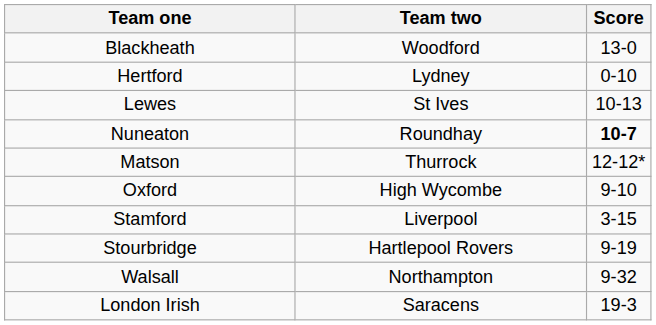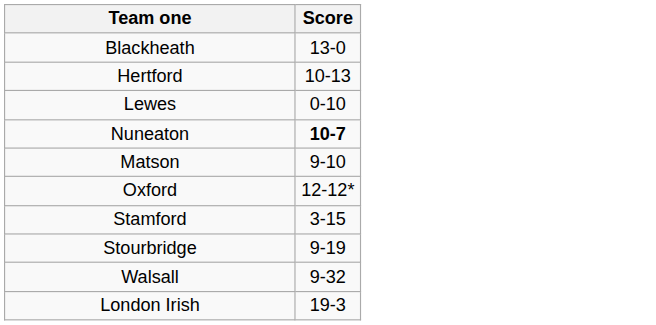- column: (441, 18)
(619, 76) 0-10 -> (328, 76) 10-13
(619, 104) 10-13 -> (328, 104) 0-10
(619, 162) 12-12* -> (328, 162) 9-10
(619, 190) 9-10 -> (328, 190) 12-12*
